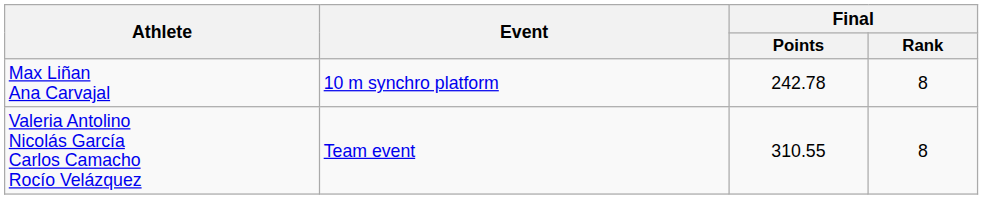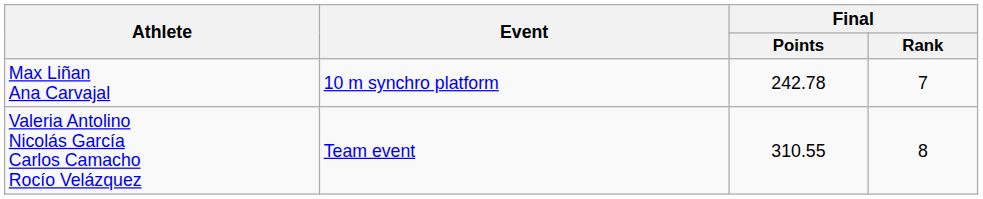(923, 83) 8 -> (923, 83) 7
